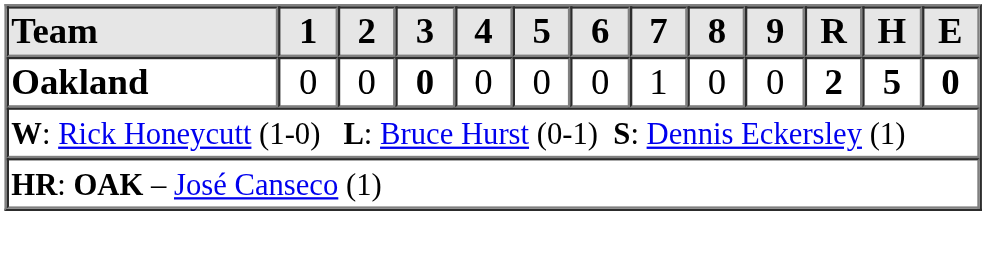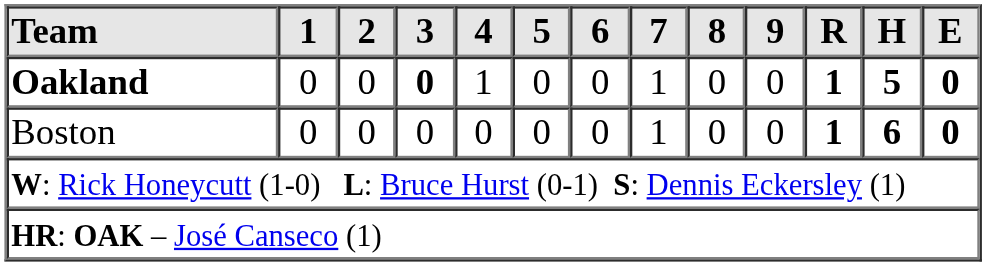(483, 81) 0 -> (483, 81) 1
(834, 81) 2 -> (834, 81) 1
+ row: (63, 132)
